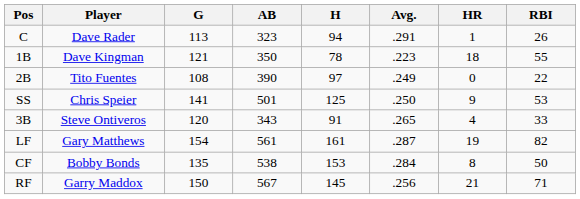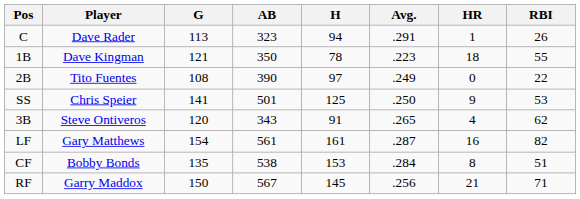(541, 120) 33 -> (541, 120) 62
(472, 141) 19 -> (472, 141) 16
(541, 162) 50 -> (541, 162) 51
